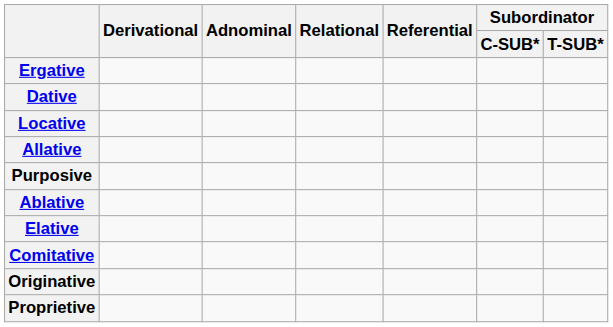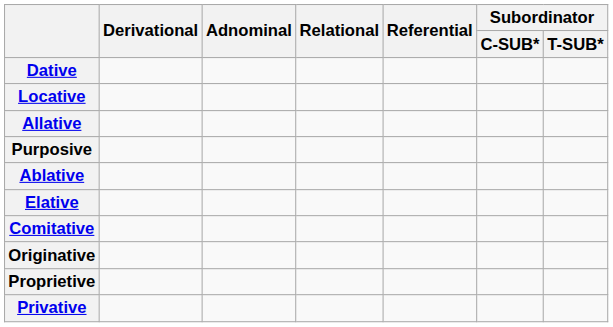- row: (52, 70)
+ row: (52, 307)
